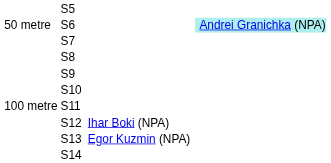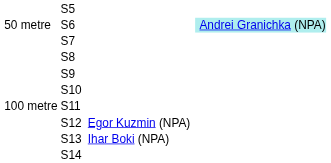(127, 122) Ihar Boki (NPA) -> (137, 122) Egor Kuzmin (NPA)
(137, 139) Egor Kuzmin (NPA) -> (127, 139) Ihar Boki (NPA)
